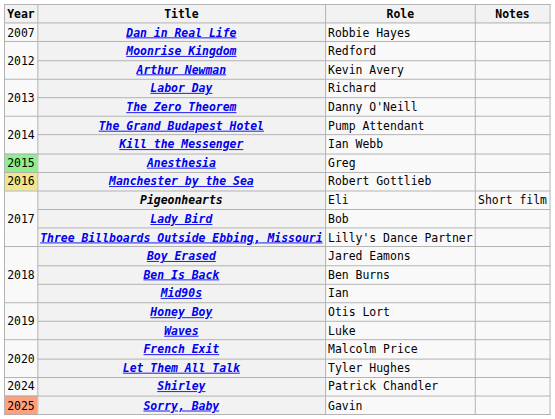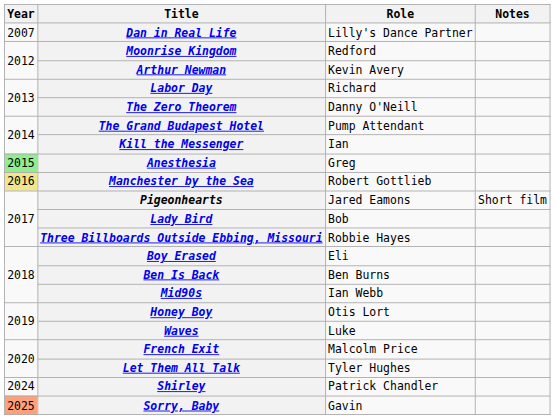(369, 32) Robbie Hayes -> (400, 32) Lilly's Dance Partner
(356, 144) Ian Webb -> (338, 144) Ian
(338, 200) Eli -> (369, 200) Jared Eamons
(400, 238) Lilly's Dance Partner -> (369, 238) Robbie Hayes
(369, 256) Jared Eamons -> (338, 256) Eli
(338, 293) Ian -> (356, 293) Ian Webb
